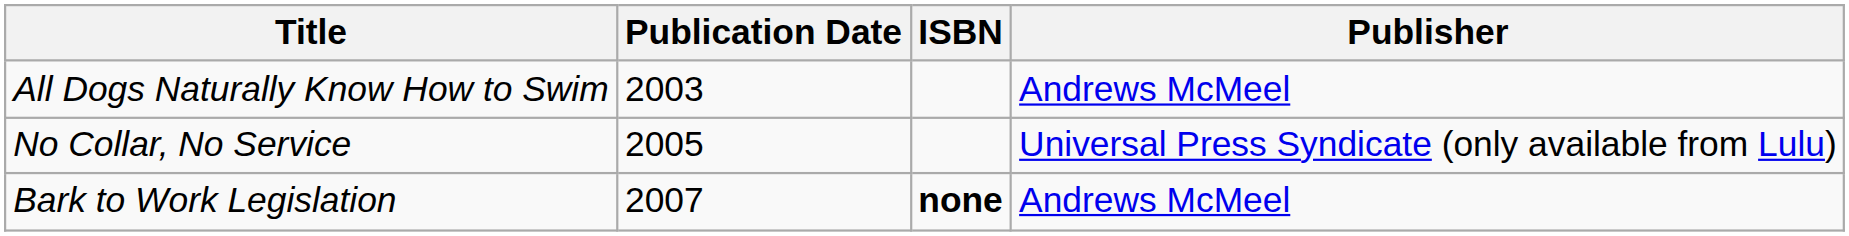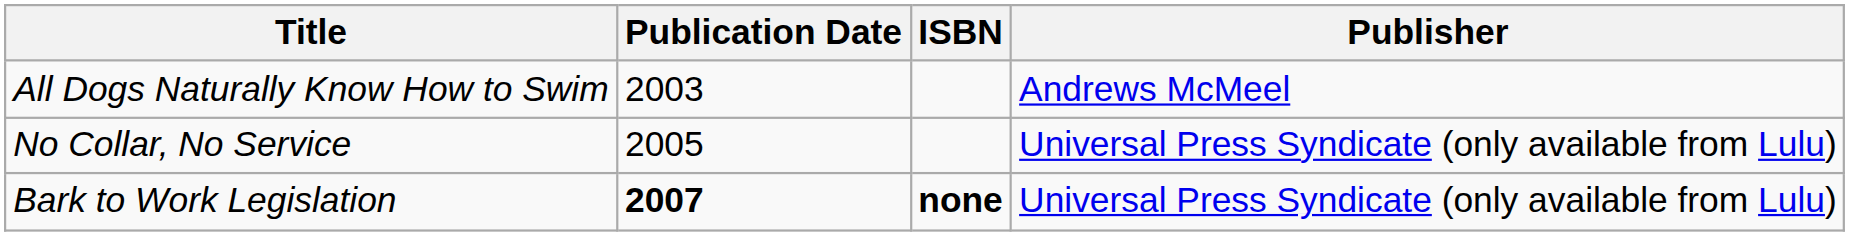(664, 200) normal -> (664, 200) bold
(1155, 200) Andrews McMeel -> (1428, 200) Universal Press Syndicate (only available from Lulu)
